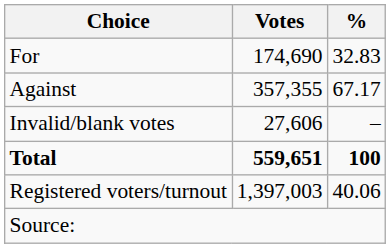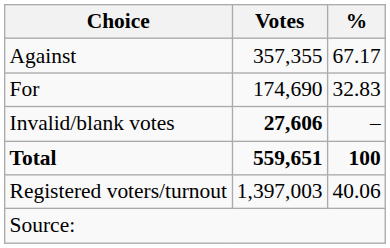rows swapped: (25, 55) <-> (43, 89)
(293, 123) normal -> (293, 123) bold
